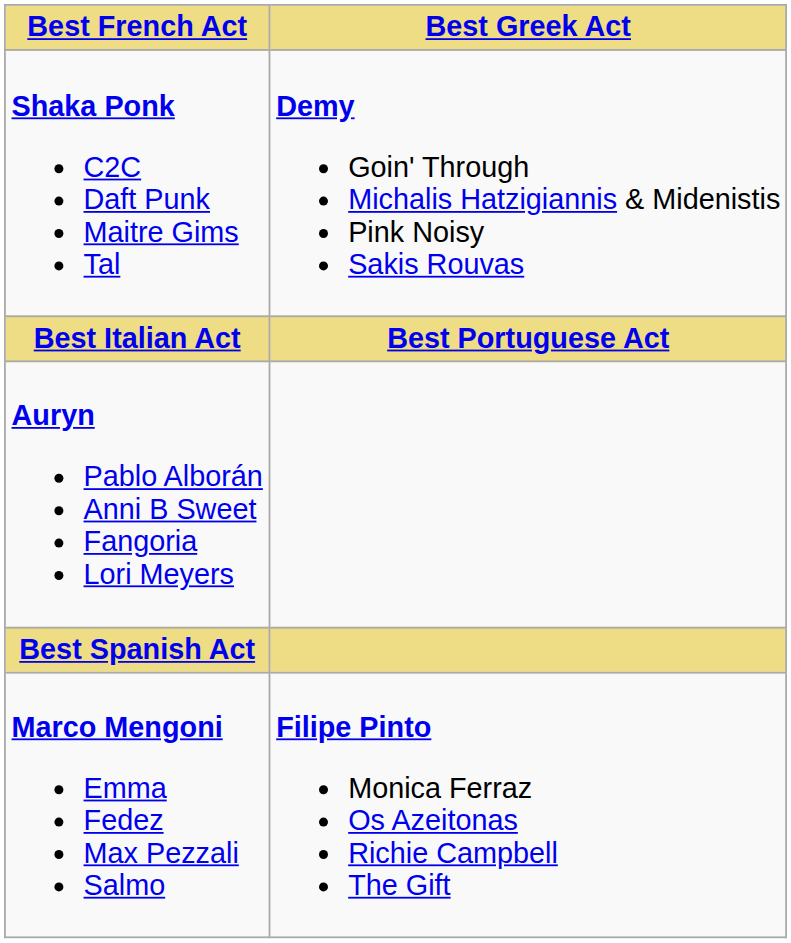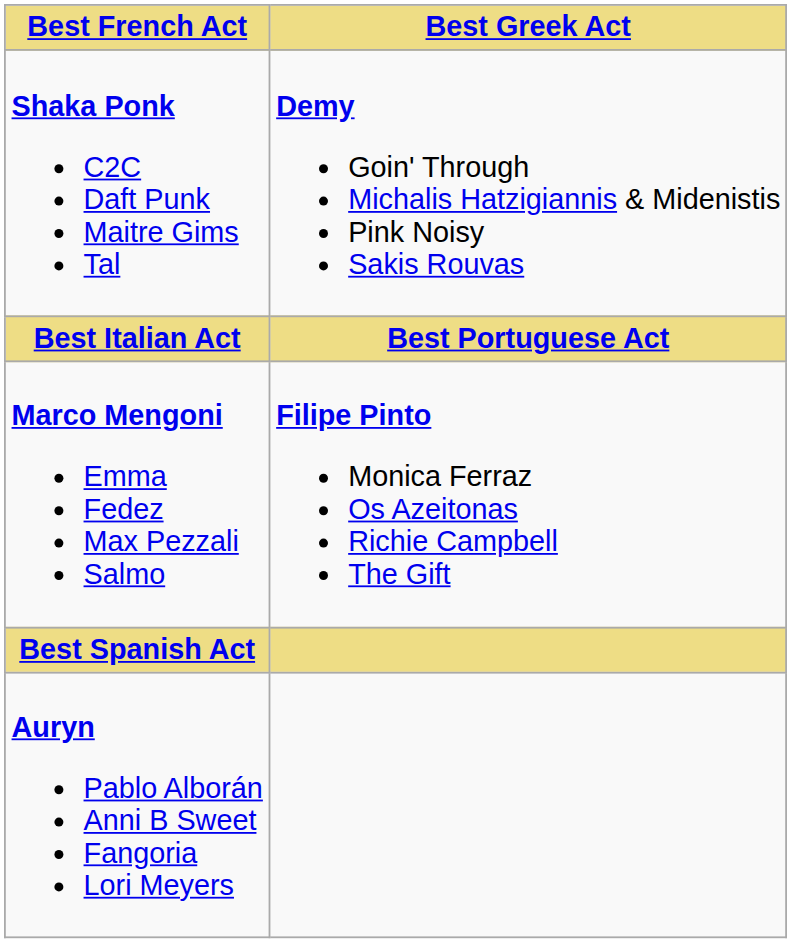rows swapped: (137, 807) <-> (137, 496)
